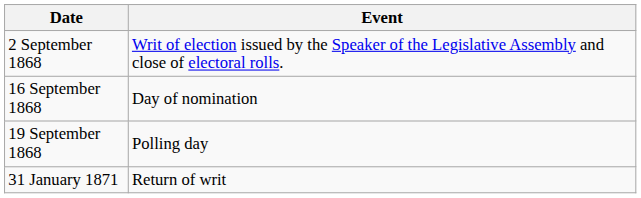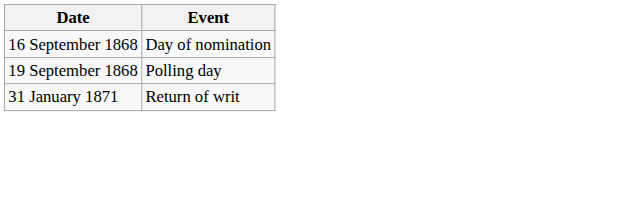- row: (50, 53)
